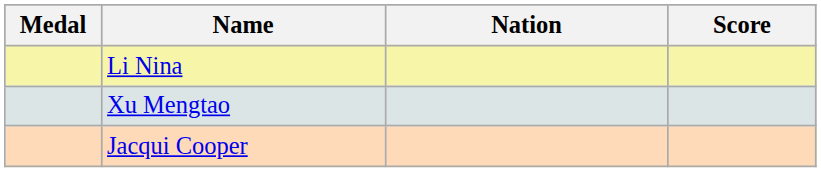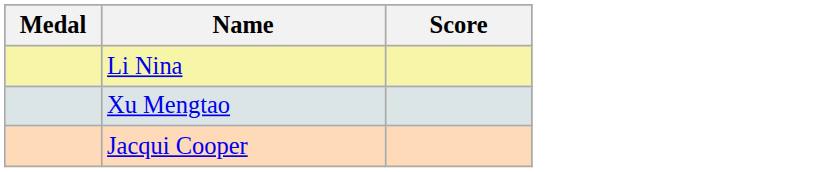- column: (527, 25)
